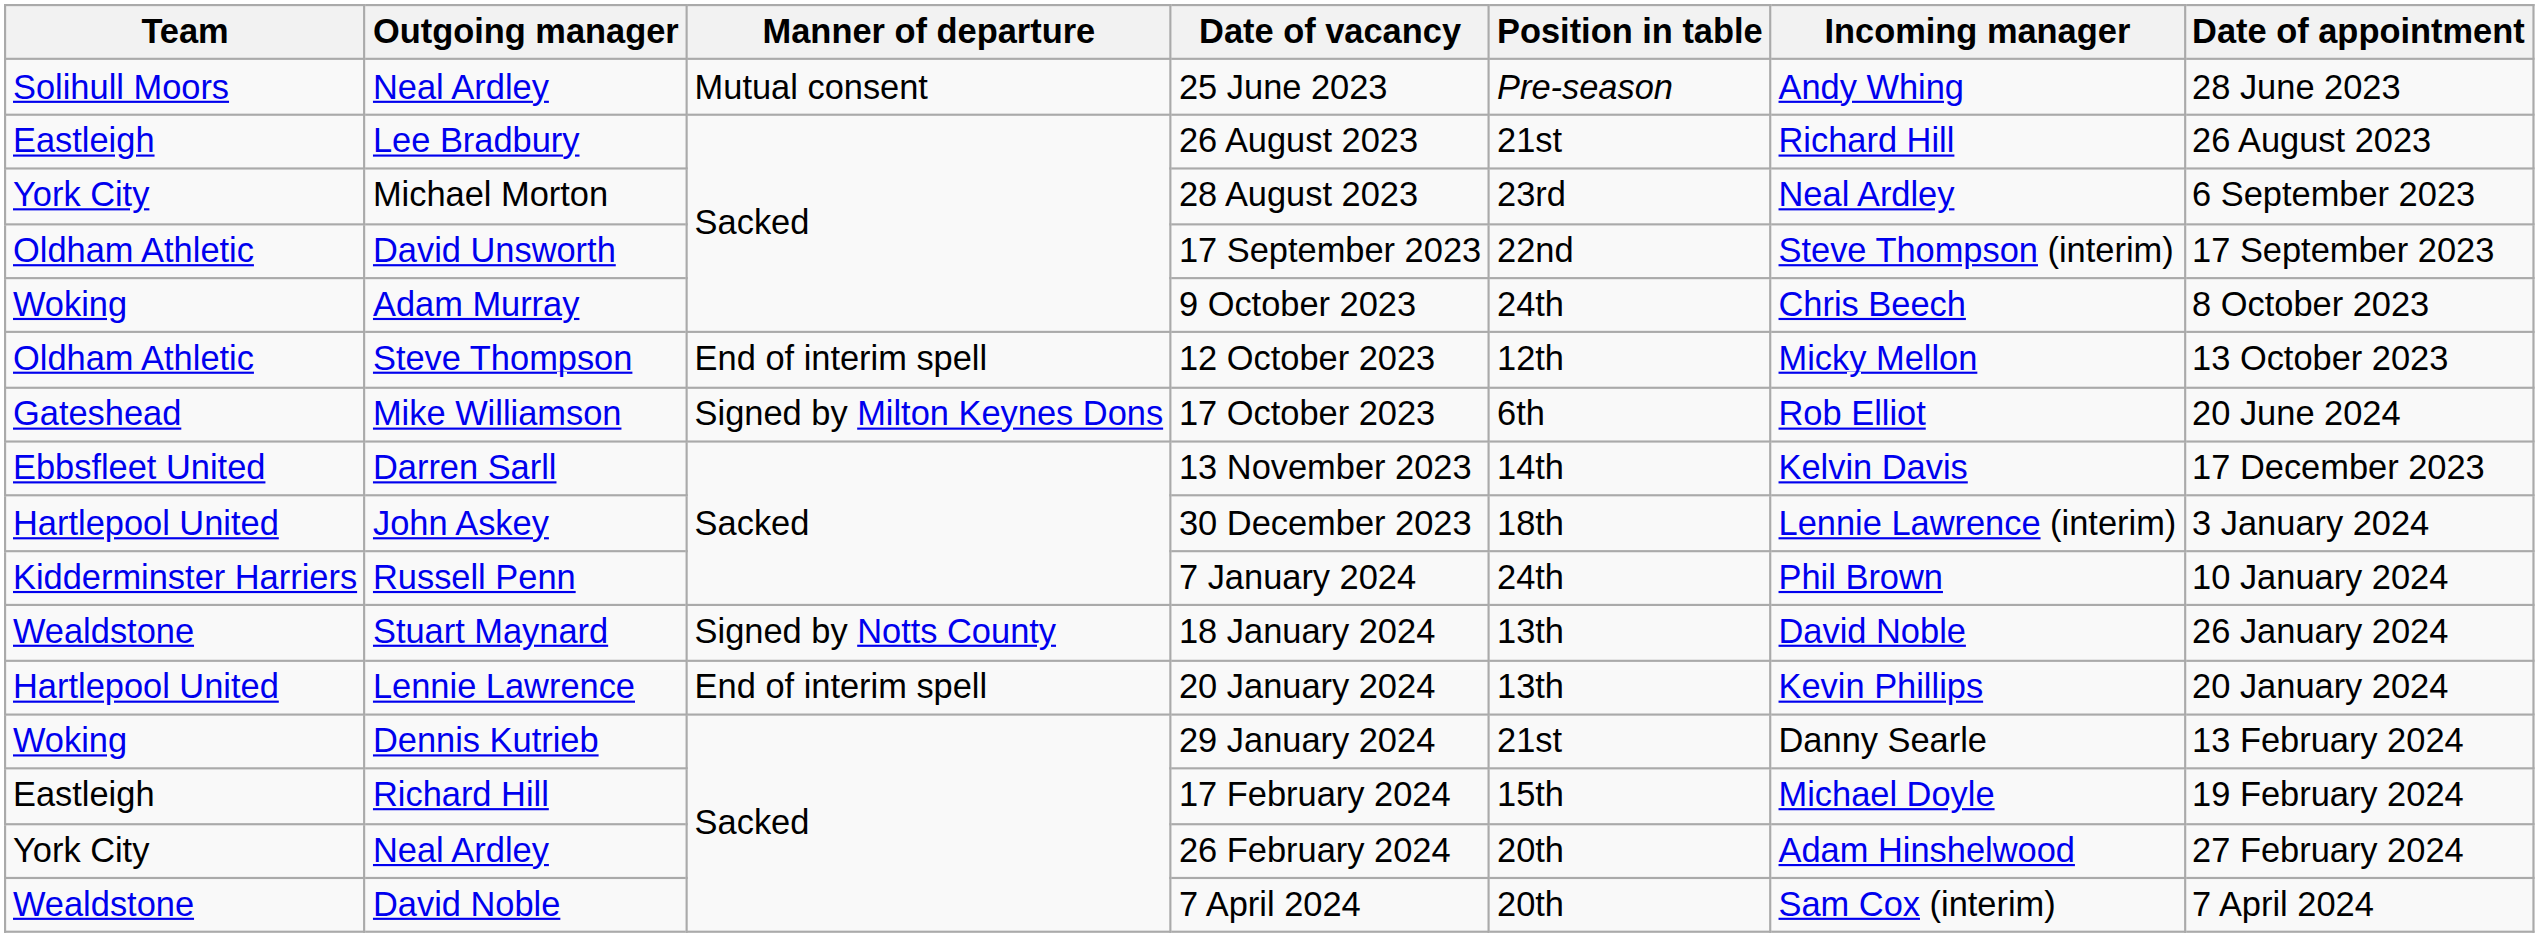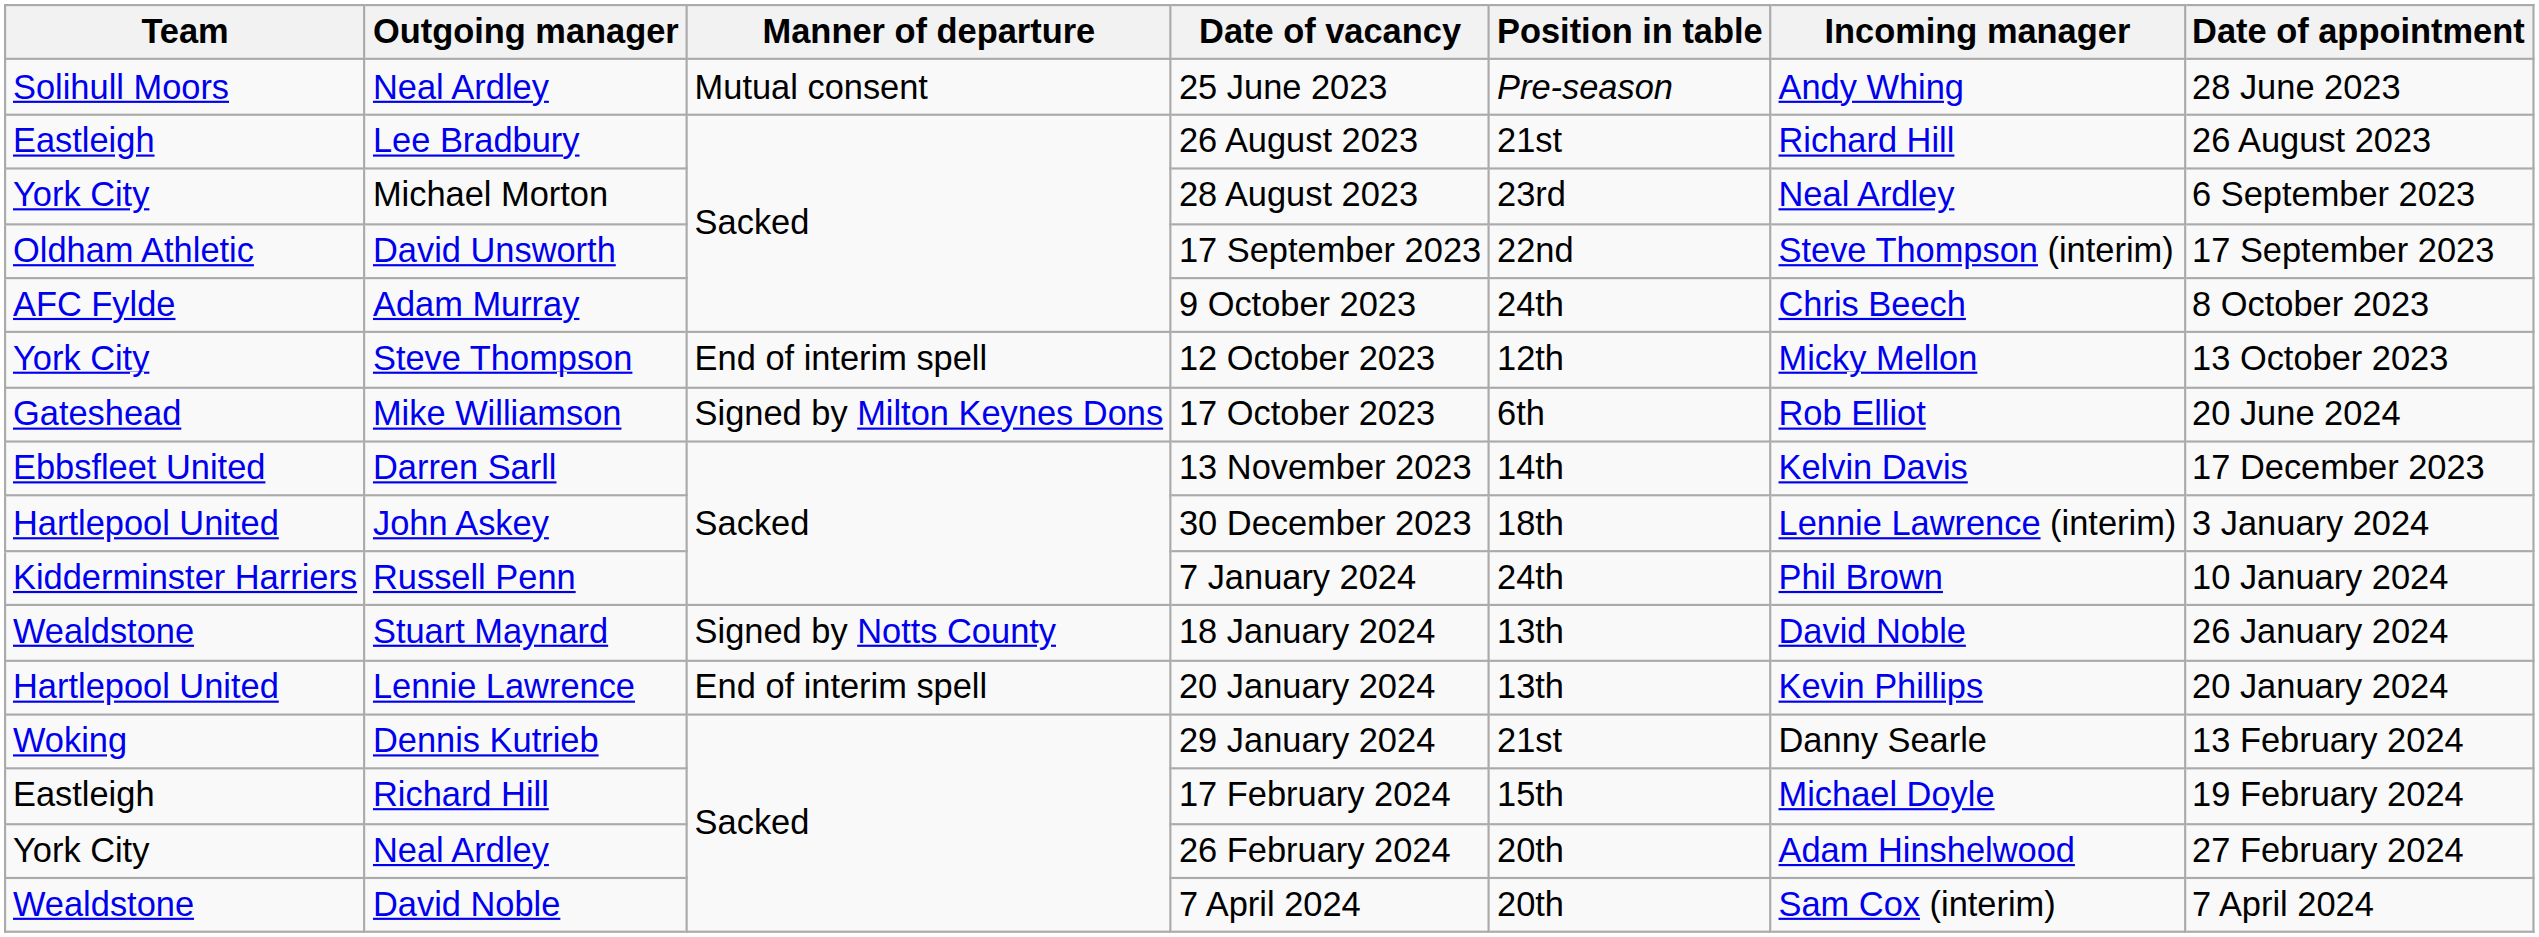(70, 304) Woking -> (94, 304) AFC Fylde
(133, 359) Oldham Athletic -> (81, 359) York City
